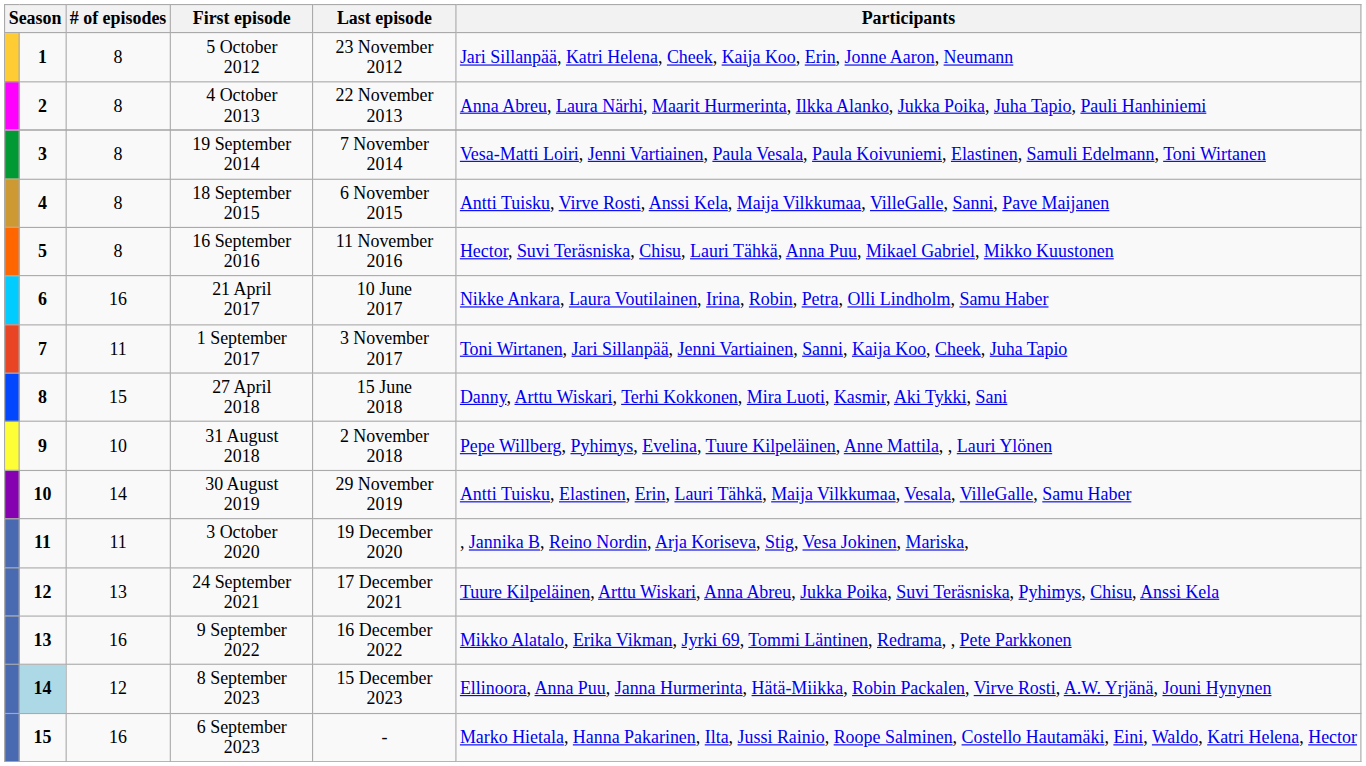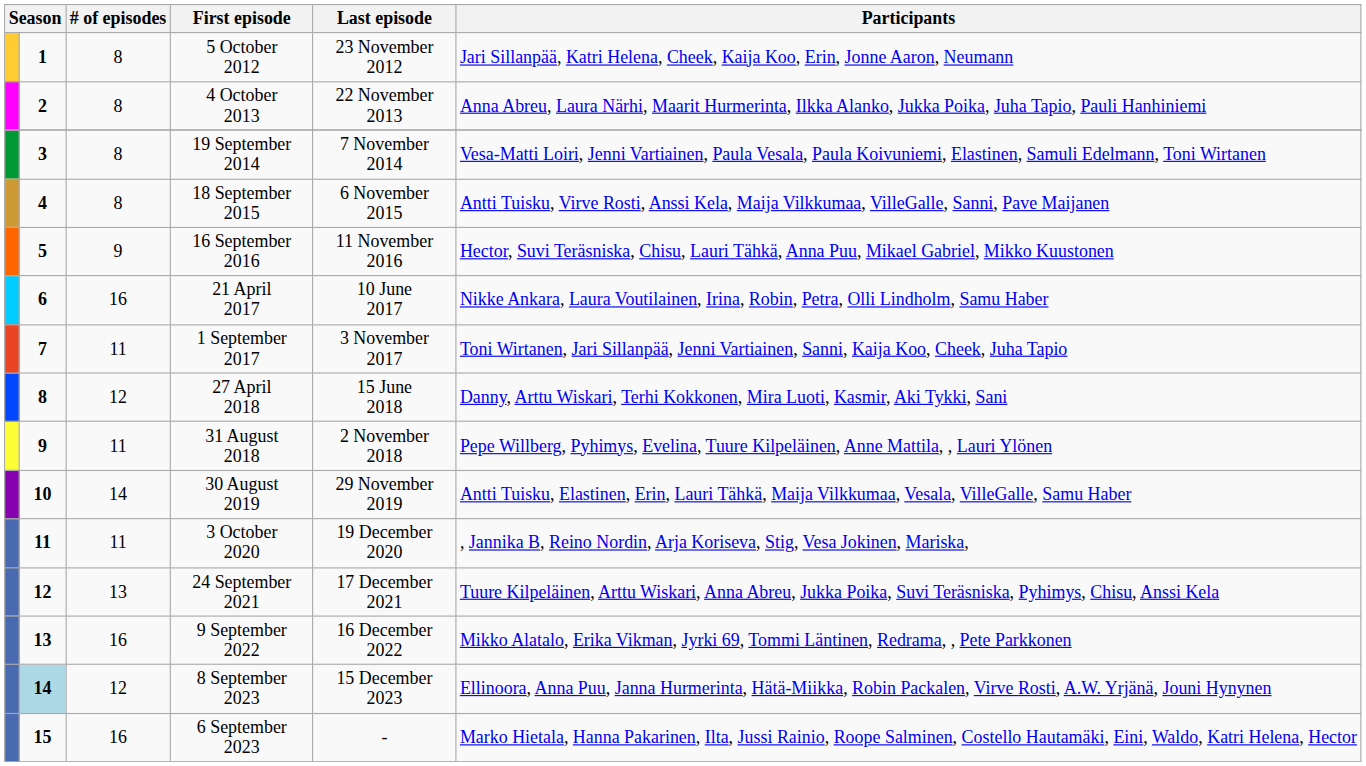(118, 251) 8 -> (118, 251) 9
(118, 397) 15 -> (118, 397) 12
(118, 445) 10 -> (118, 445) 11
